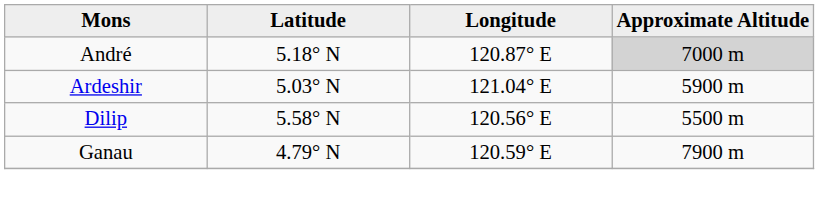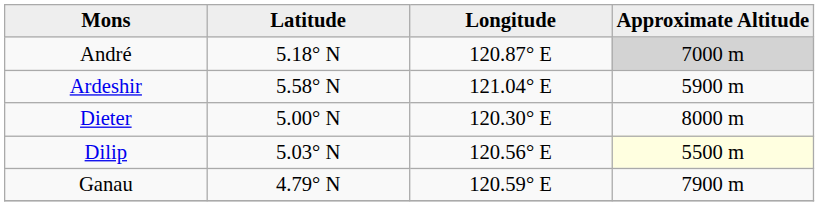(308, 86) 5.03° N -> (308, 86) 5.58° N
+ row: (106, 119)
(308, 119) 5.58° N -> (308, 151) 5.03° N
(713, 119) no background -> (713, 151) lightyellow background
